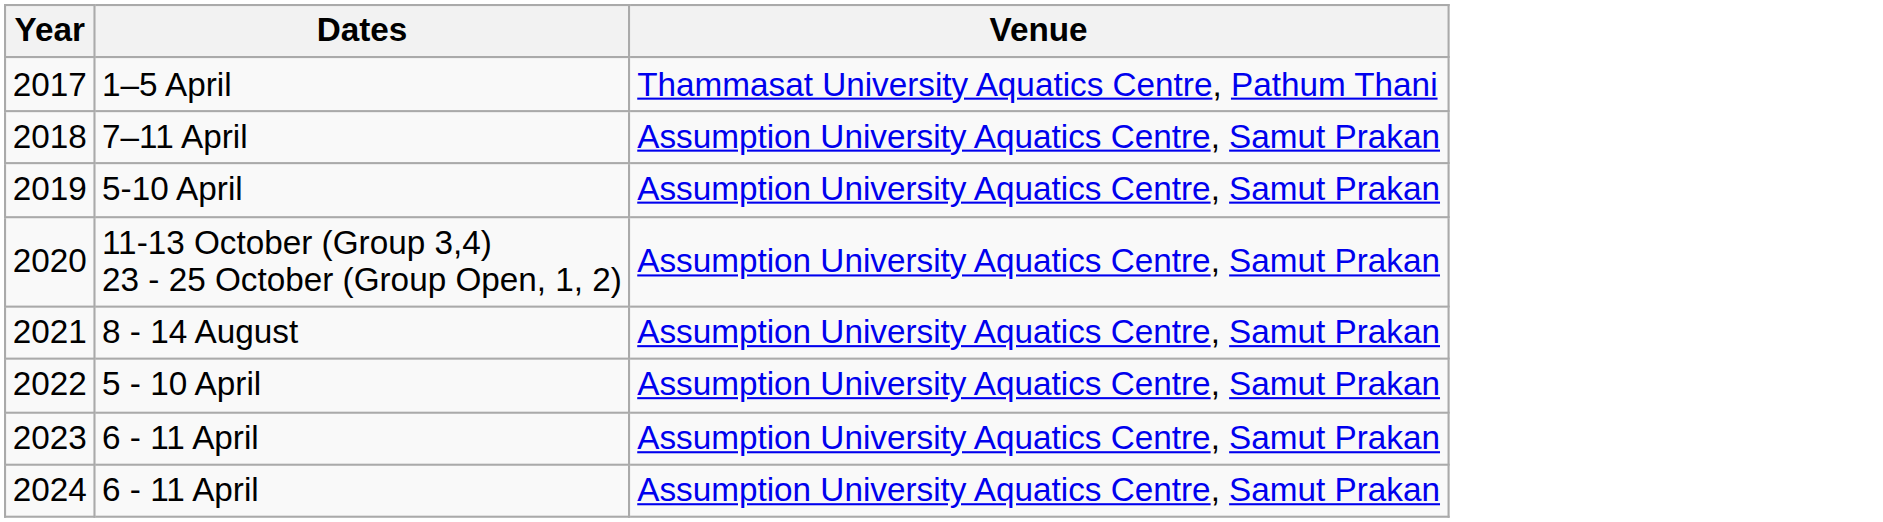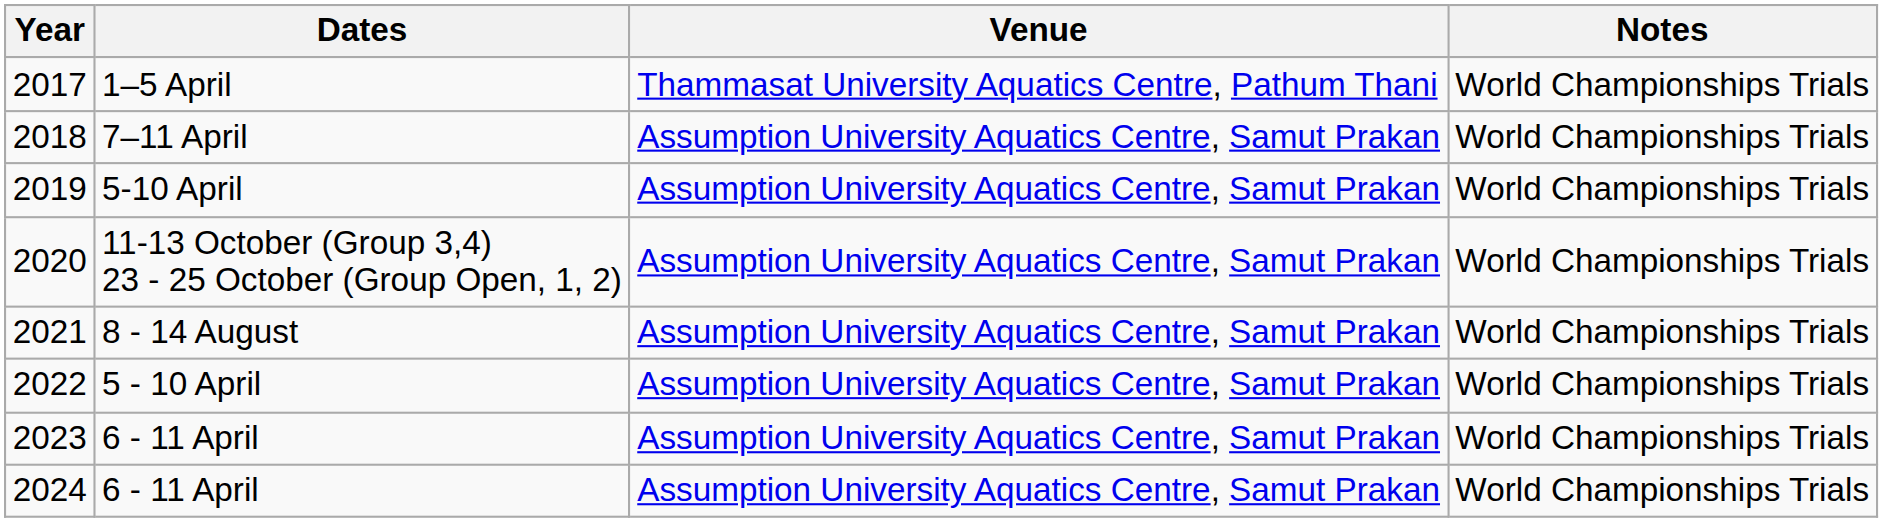+ column: (1662, 30)
